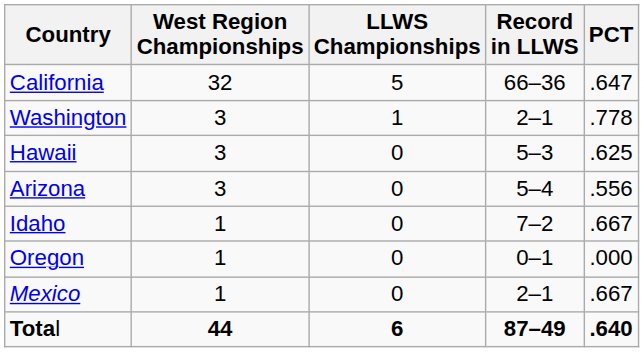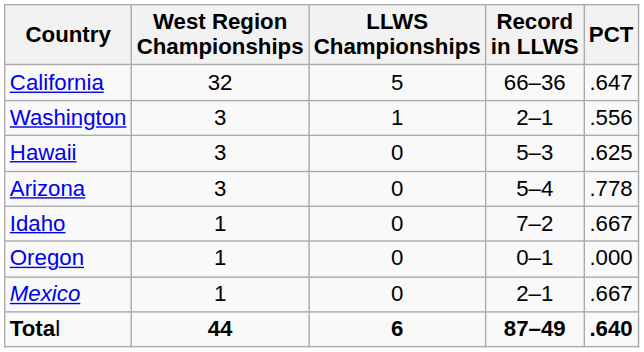(611, 117) .778 -> (611, 117) .556
(611, 188) .556 -> (611, 188) .778
